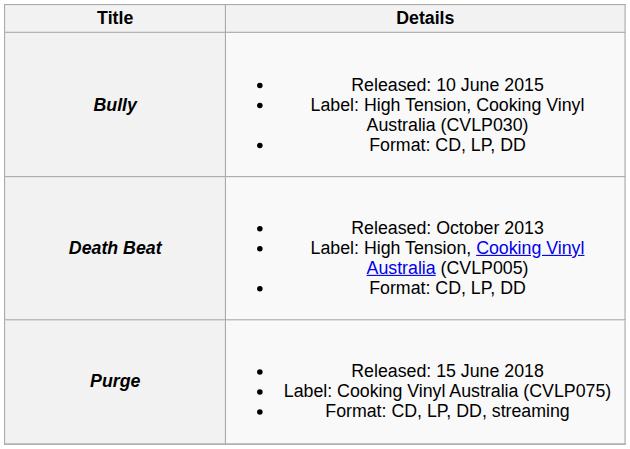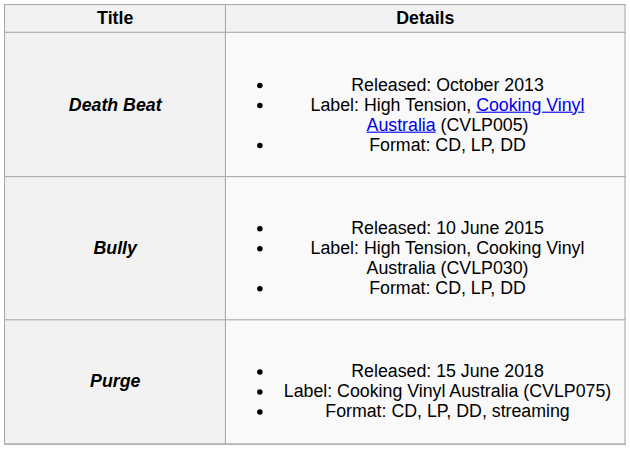rows swapped: (115, 248) <-> (115, 104)
